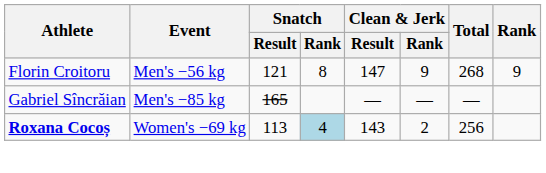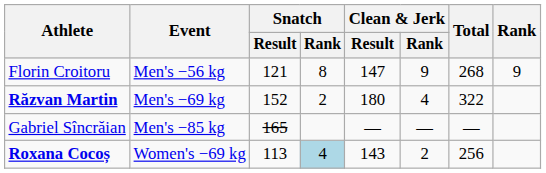+ row: (63, 99)
